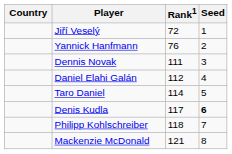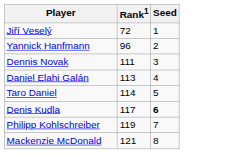- column: (28, 13)
(173, 46) 76 -> (125, 46) 96
(176, 77) 112 -> (128, 77) 113
(176, 125) 118 -> (128, 125) 119
